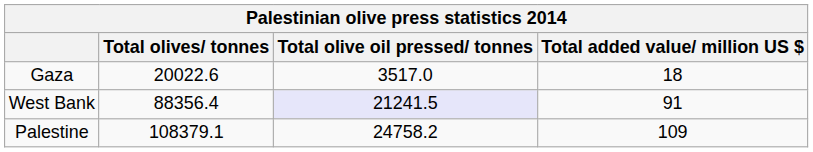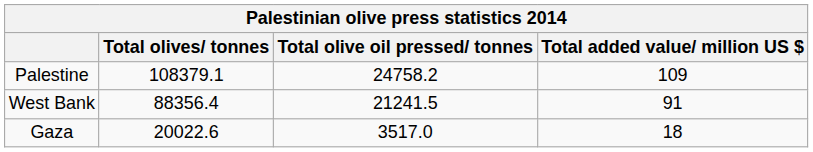rows swapped: (52, 132) <-> (52, 75)
(405, 103) lavender background -> (405, 103) no background
